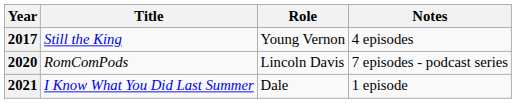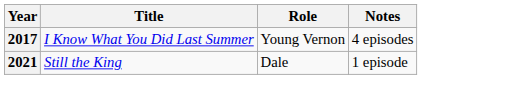(83, 39) Still the King -> (149, 39) I Know What You Did Last Summer
- row: (23, 62)
(149, 86) I Know What You Did Last Summer -> (83, 62) Still the King
